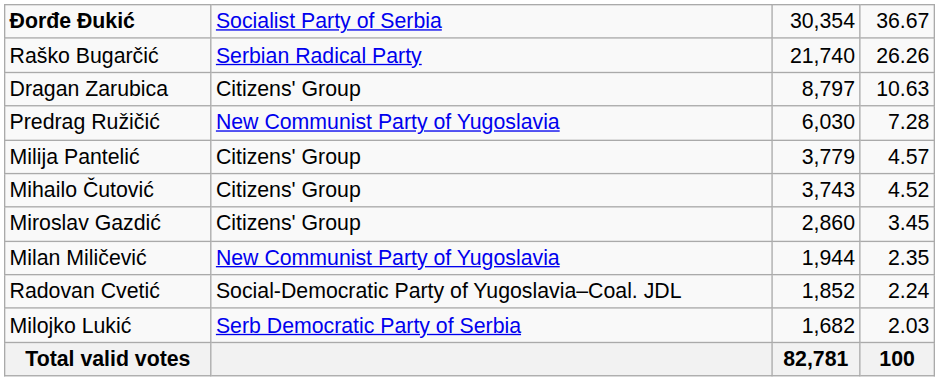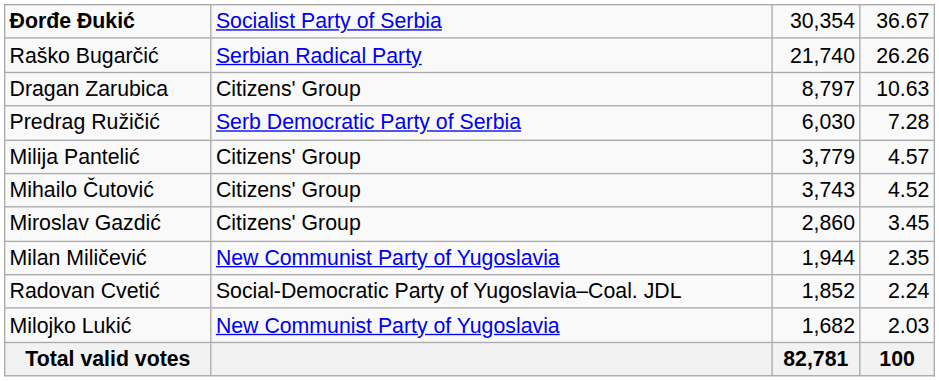(388, 122) New Communist Party of Yugoslavia -> (368, 122) Serb Democratic Party of Serbia
(368, 325) Serb Democratic Party of Serbia -> (388, 325) New Communist Party of Yugoslavia
